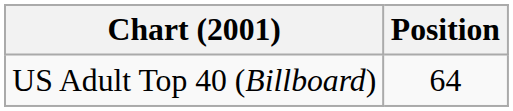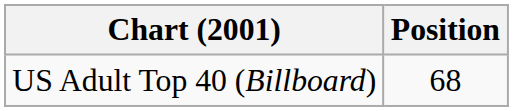(445, 79) 64 -> (445, 79) 68
